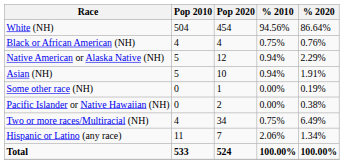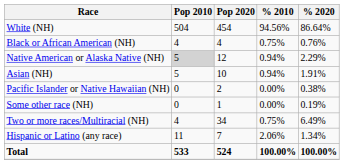(176, 58) no background -> (176, 58) lightgrey background
rows swapped: (88, 105) <-> (50, 89)
